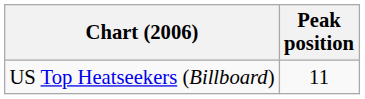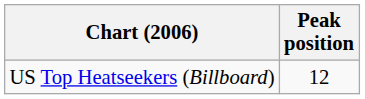(319, 76) 11 -> (319, 76) 12
